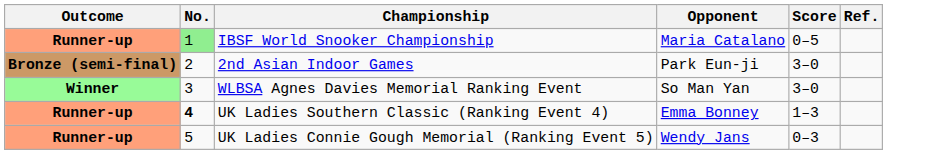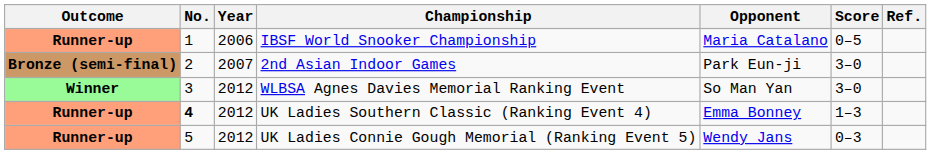+ column: (236, 17)
(189, 41) lightgreen background -> (189, 41) no background
